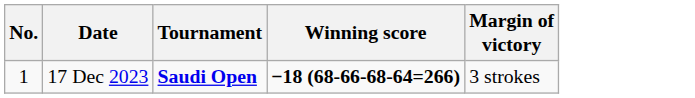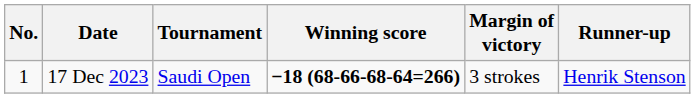+ column: (625, 32)
(207, 76) bold -> (204, 76) normal
